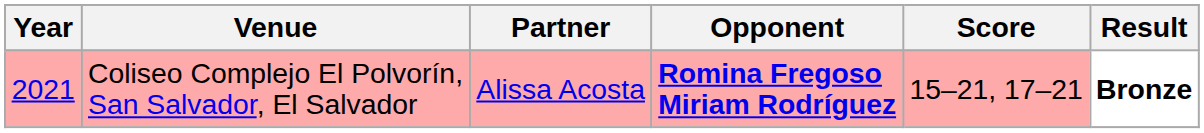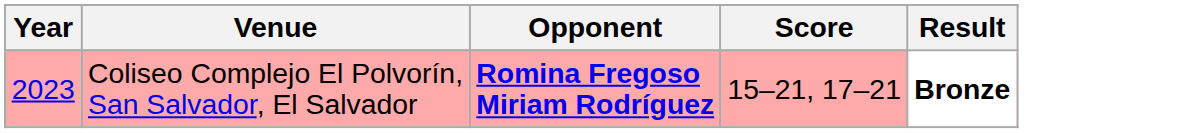- column: (561, 28)
(43, 88) 2021 -> (43, 88) 2023
